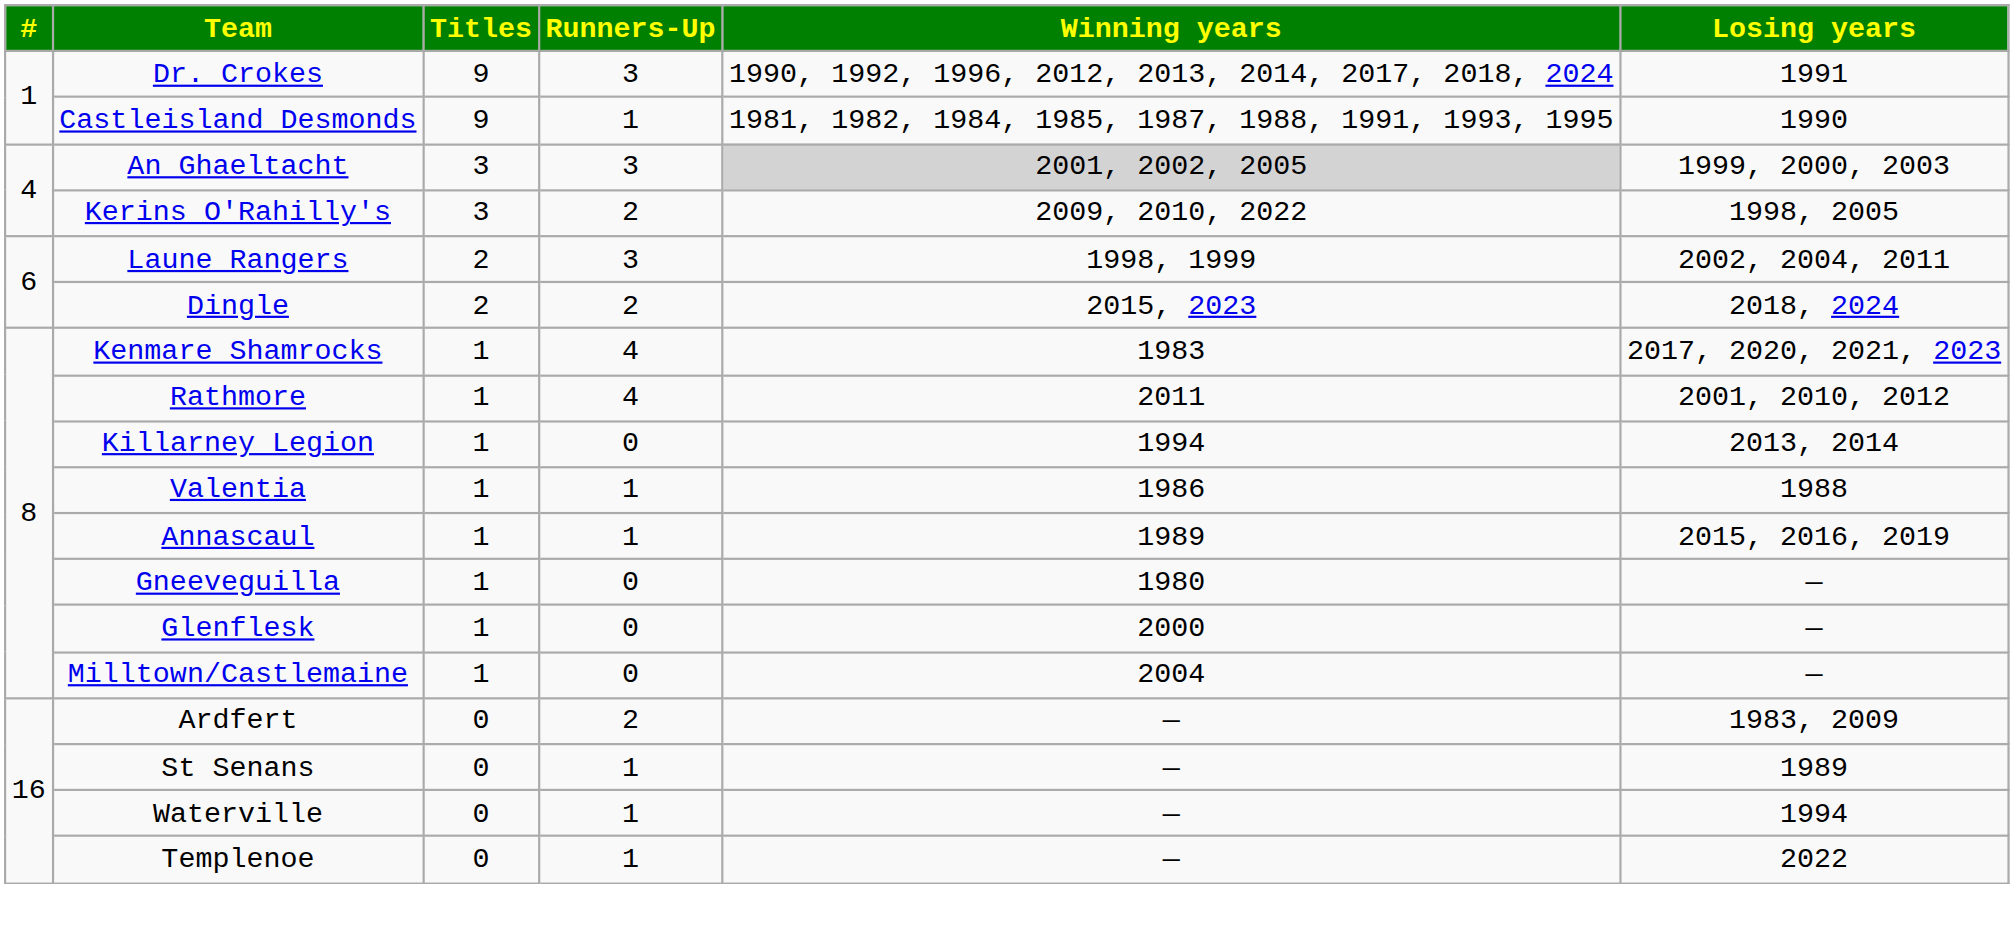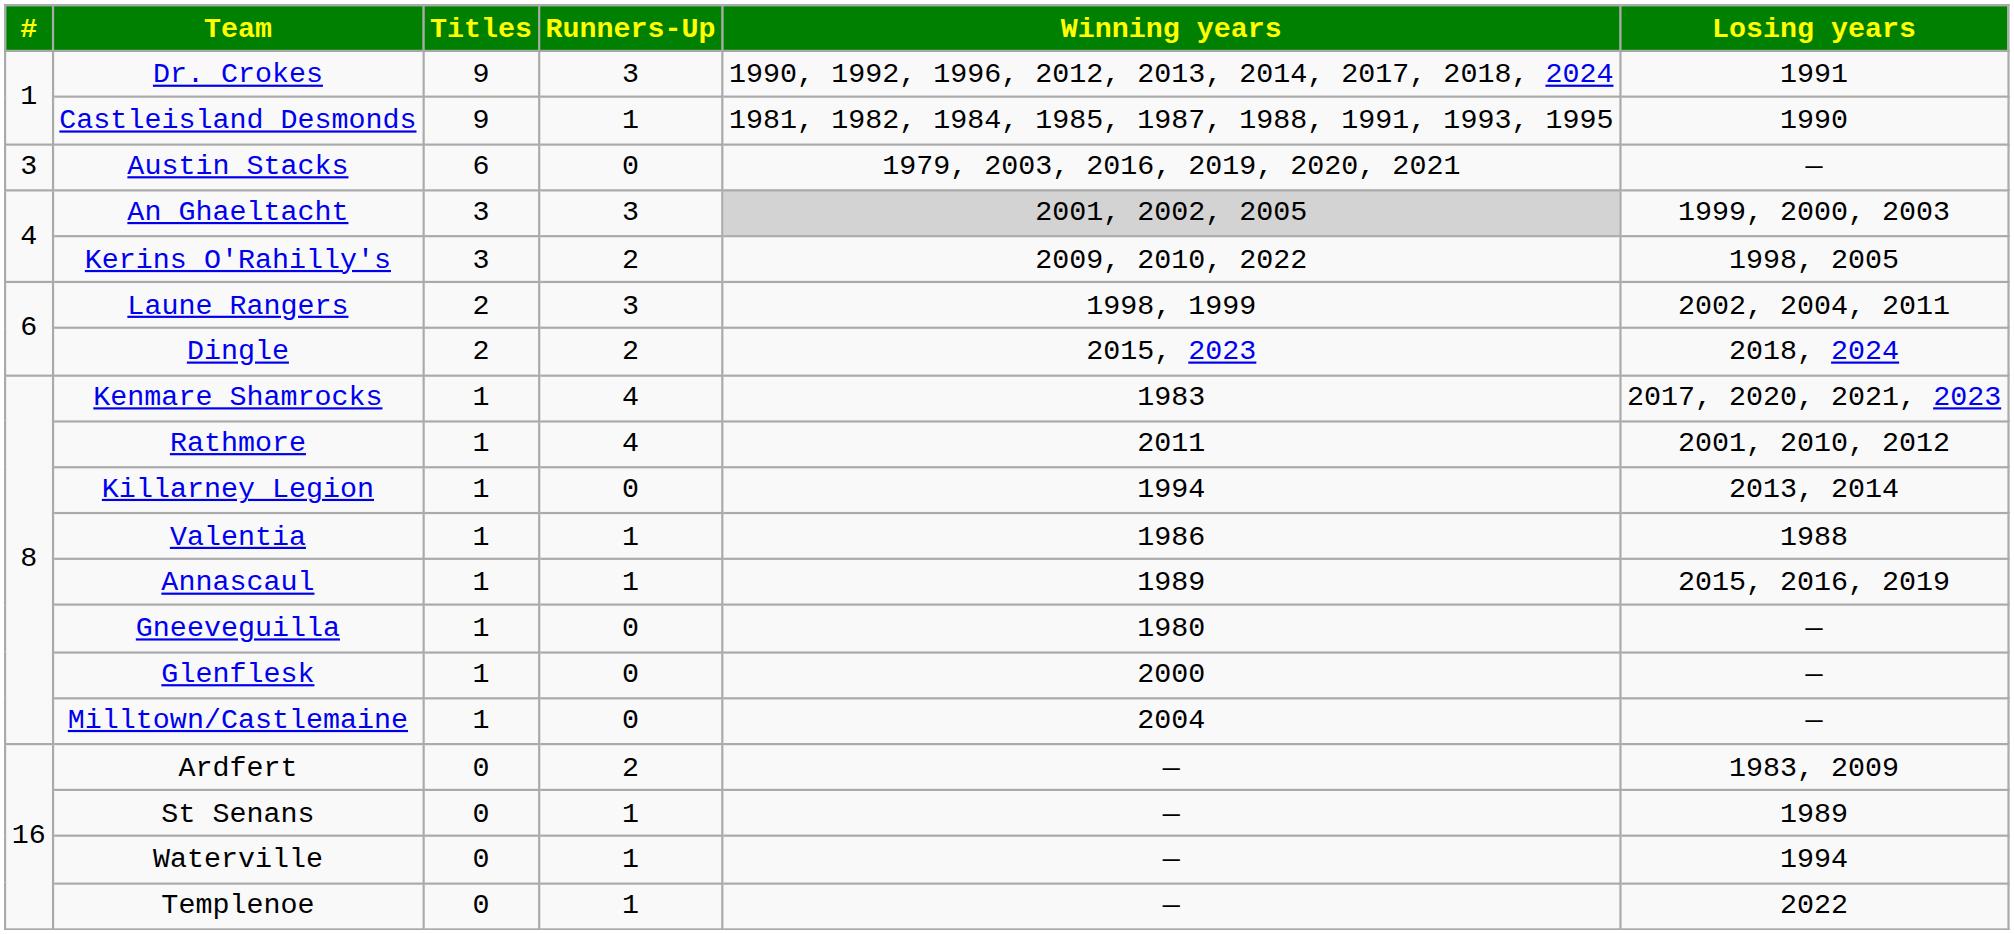+ row: (238, 167)
